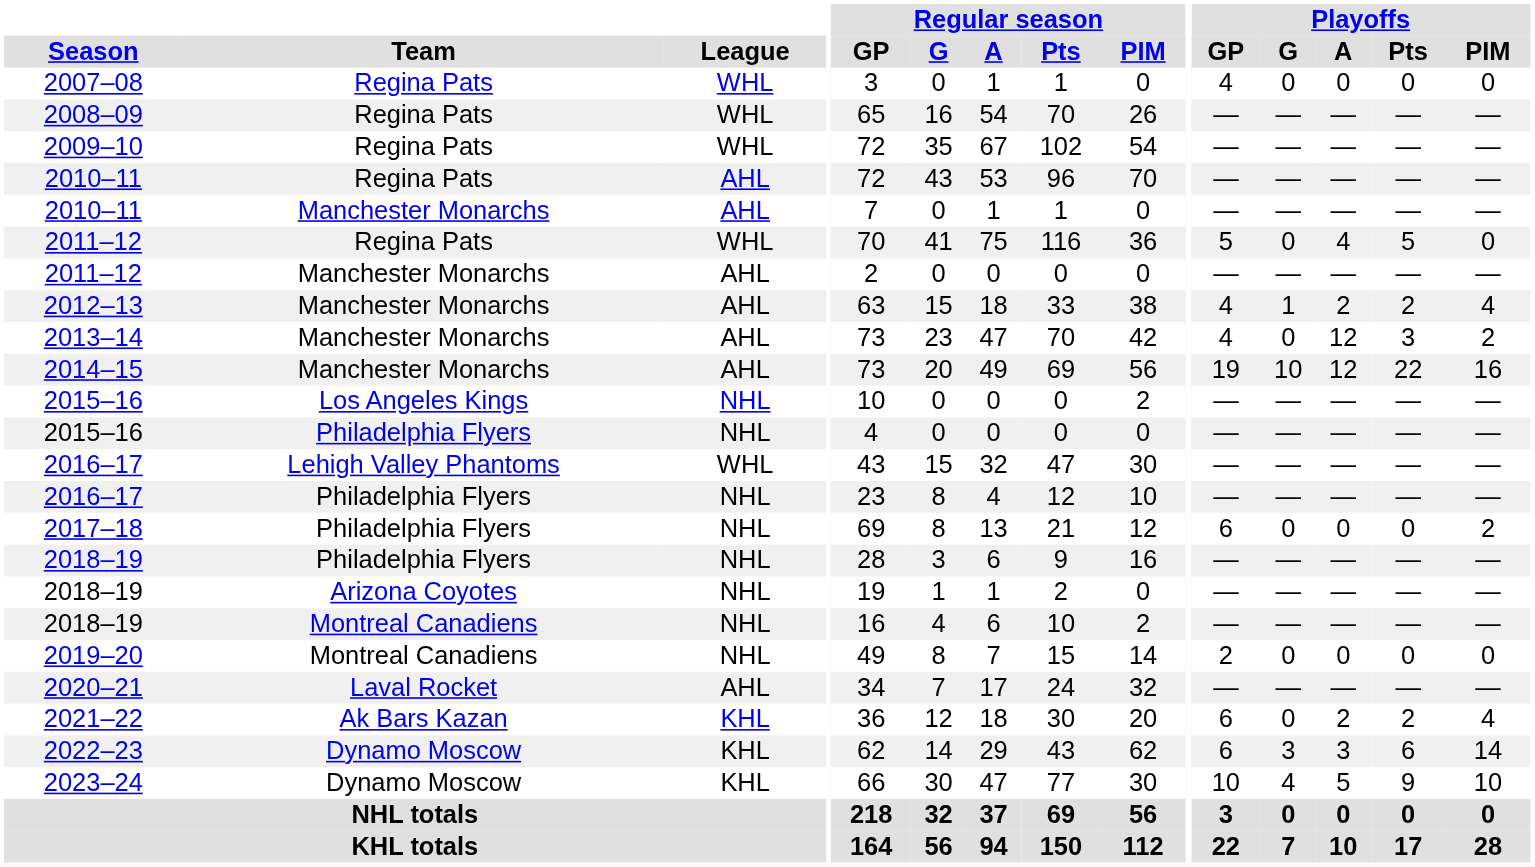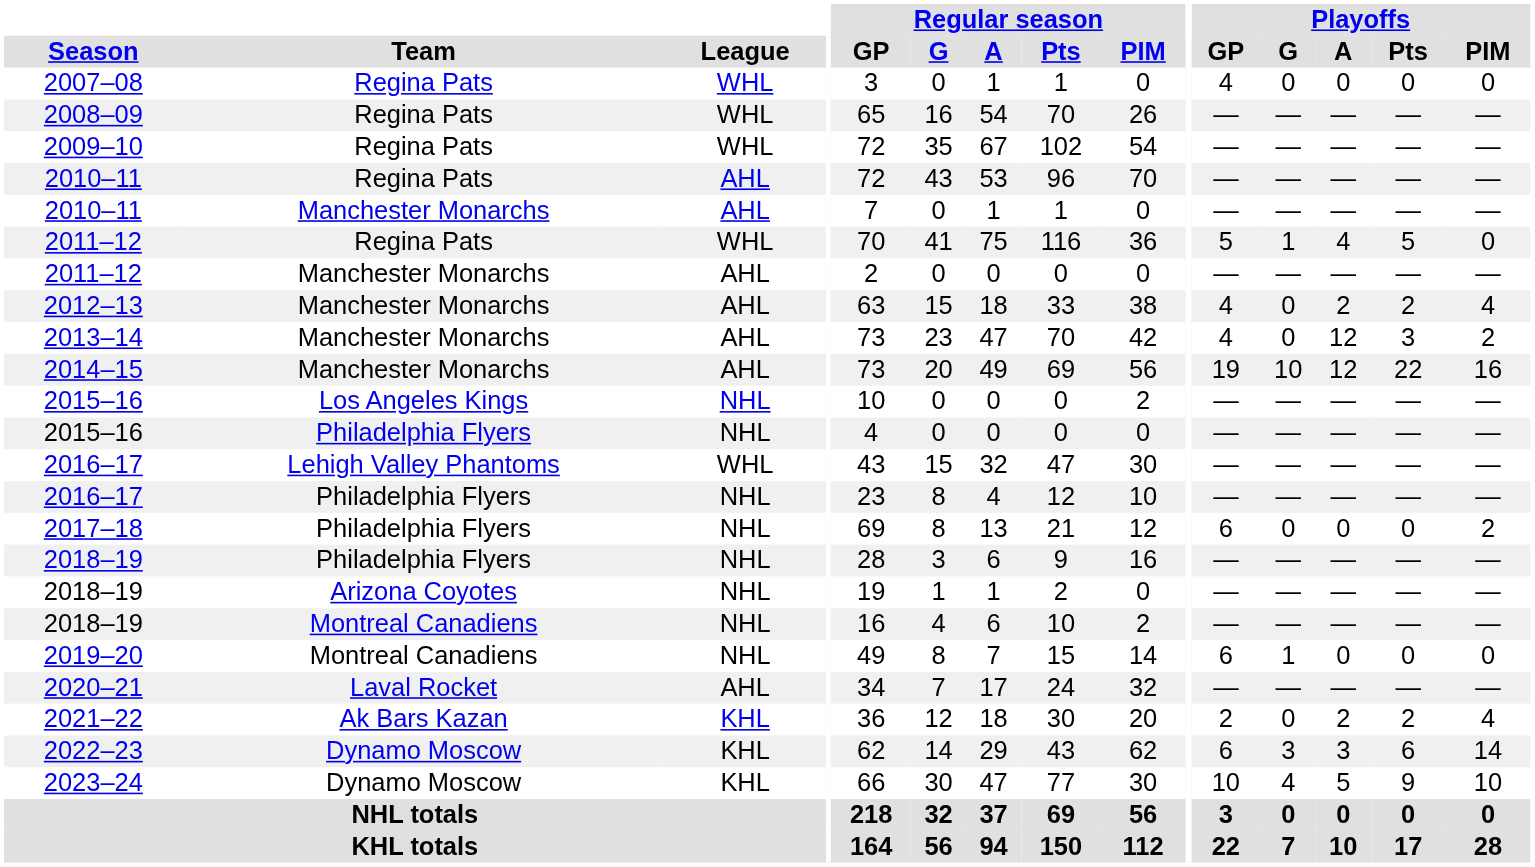(1288, 242) 0 -> (1288, 242) 1
(1288, 305) 1 -> (1288, 305) 0
(1226, 655) 2 -> (1226, 655) 6
(1288, 655) 0 -> (1288, 655) 1
(1226, 719) 6 -> (1226, 719) 2
